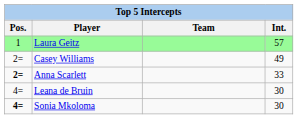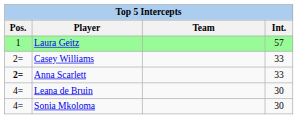(279, 59) 49 -> (279, 59) 33
(18, 106) bold -> (18, 106) normal
